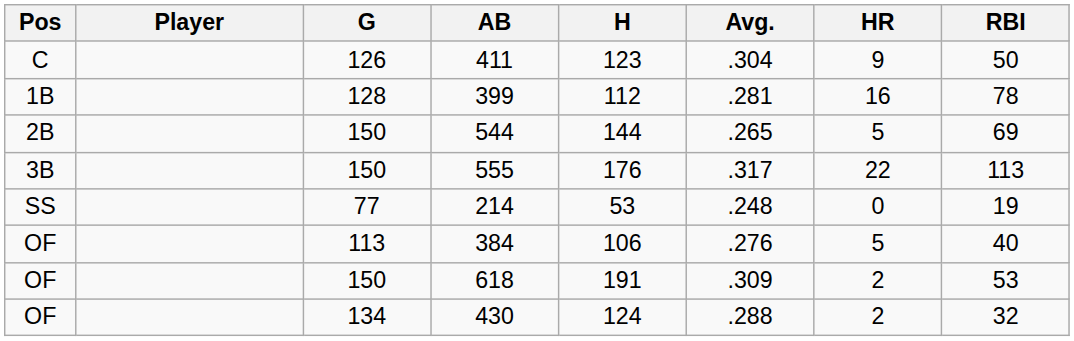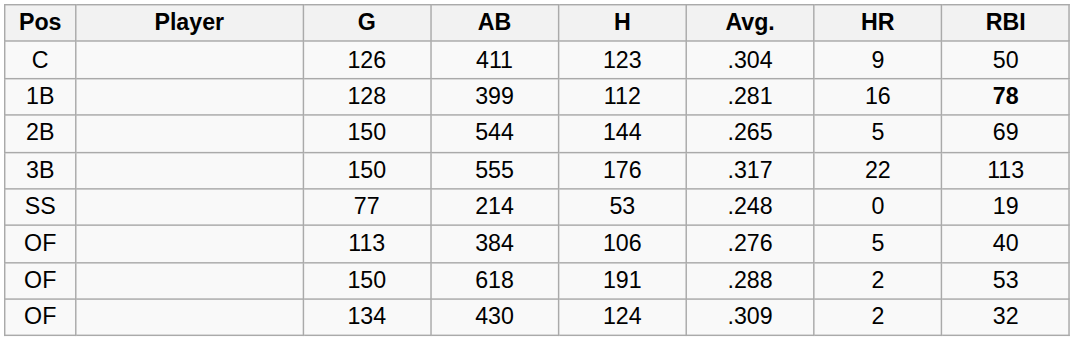(1006, 96) normal -> (1006, 96) bold
(750, 280) .309 -> (750, 280) .288
(750, 317) .288 -> (750, 317) .309
